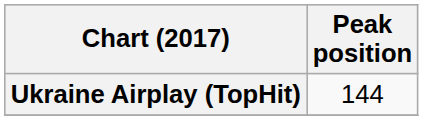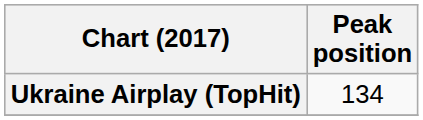(362, 94) 144 -> (362, 94) 134
